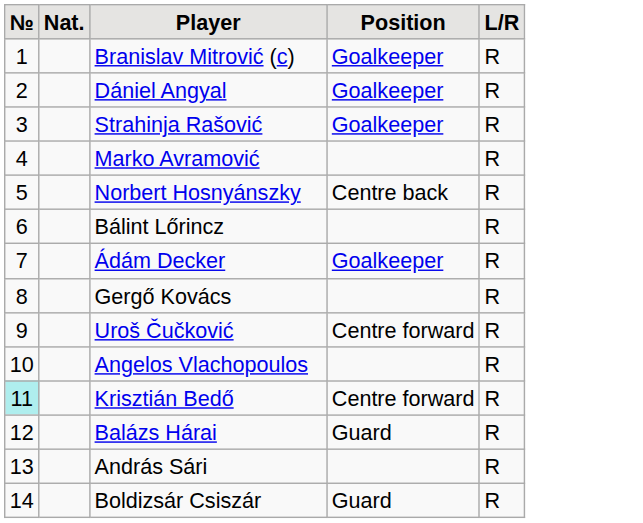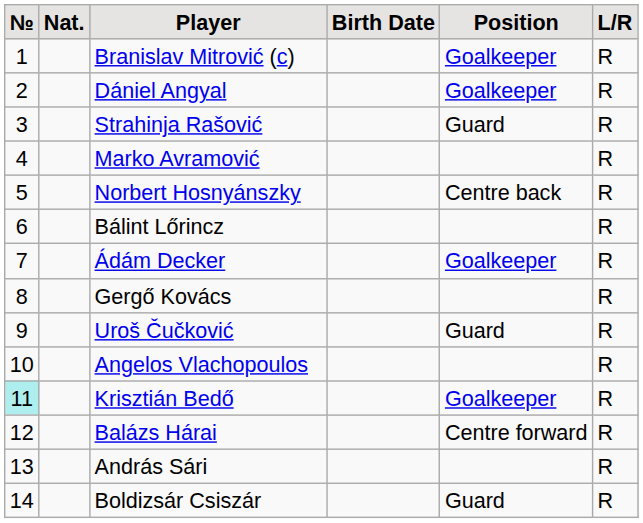+ column: (383, 22)
(388, 124) Goalkeeper -> (475, 124) Guard
(403, 330) Centre forward -> (475, 330) Guard
(403, 398) Centre forward -> (501, 398) Goalkeeper
(362, 432) Guard -> (516, 432) Centre forward
